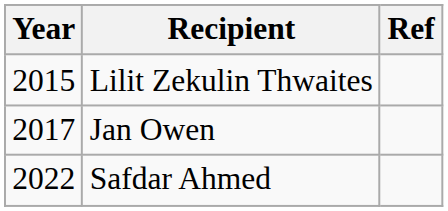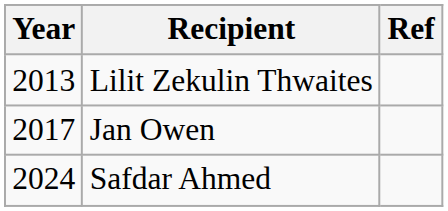(44, 79) 2015 -> (44, 79) 2013
(44, 179) 2022 -> (44, 179) 2024
